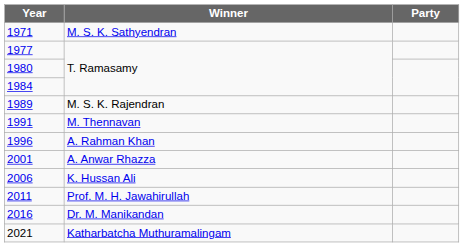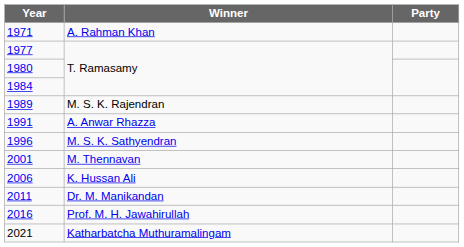(122, 31) M. S. K. Sathyendran -> (111, 31) A. Rahman Khan
(104, 123) M. Thennavan -> (111, 123) A. Anwar Rhazza
(111, 141) A. Rahman Khan -> (122, 141) M. S. K. Sathyendran
(111, 159) A. Anwar Rhazza -> (104, 159) M. Thennavan
(128, 196) Prof. M. H. Jawahirullah -> (115, 196) Dr. M. Manikandan
(115, 214) Dr. M. Manikandan -> (128, 214) Prof. M. H. Jawahirullah
